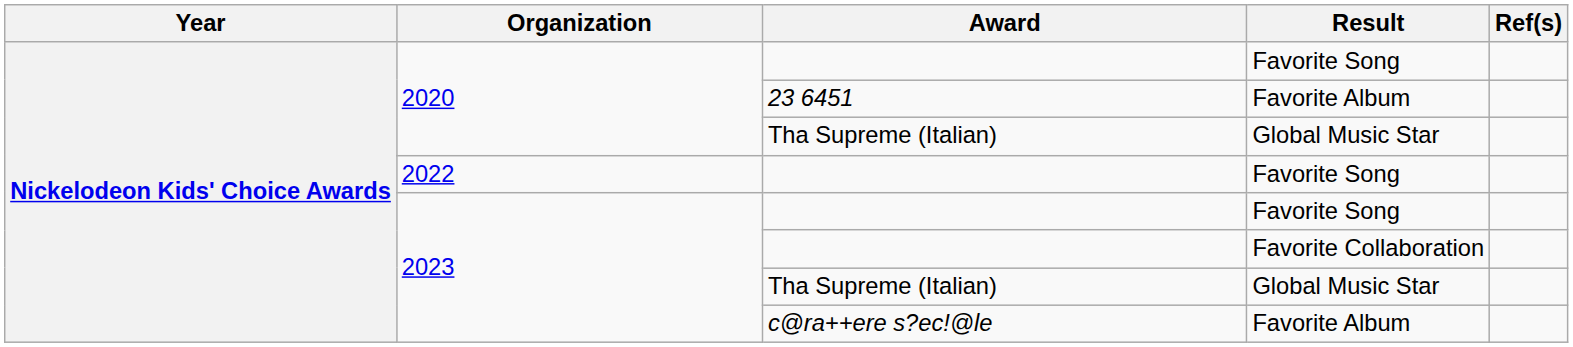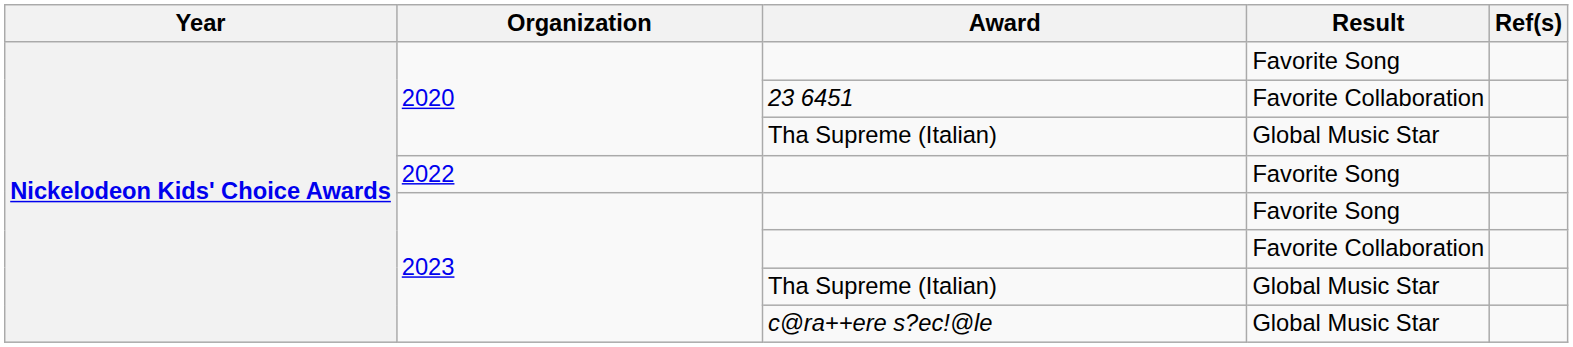(1331, 98) Favorite Album -> (1368, 98) Favorite Collaboration
(1331, 323) Favorite Album -> (1346, 323) Global Music Star
